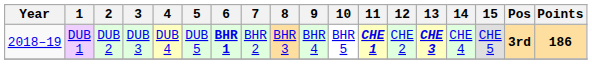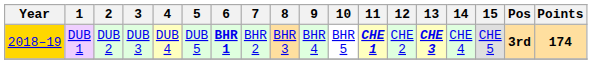(35, 42) no background -> (35, 42) gold background
(560, 42) 186 -> (560, 42) 174
